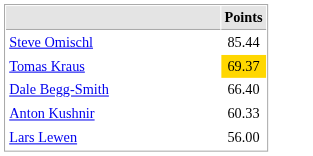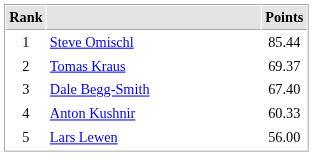+ column: (26, 17)
(244, 66) gold background -> (284, 66) no background
(244, 90) 66.40 -> (284, 90) 67.40
